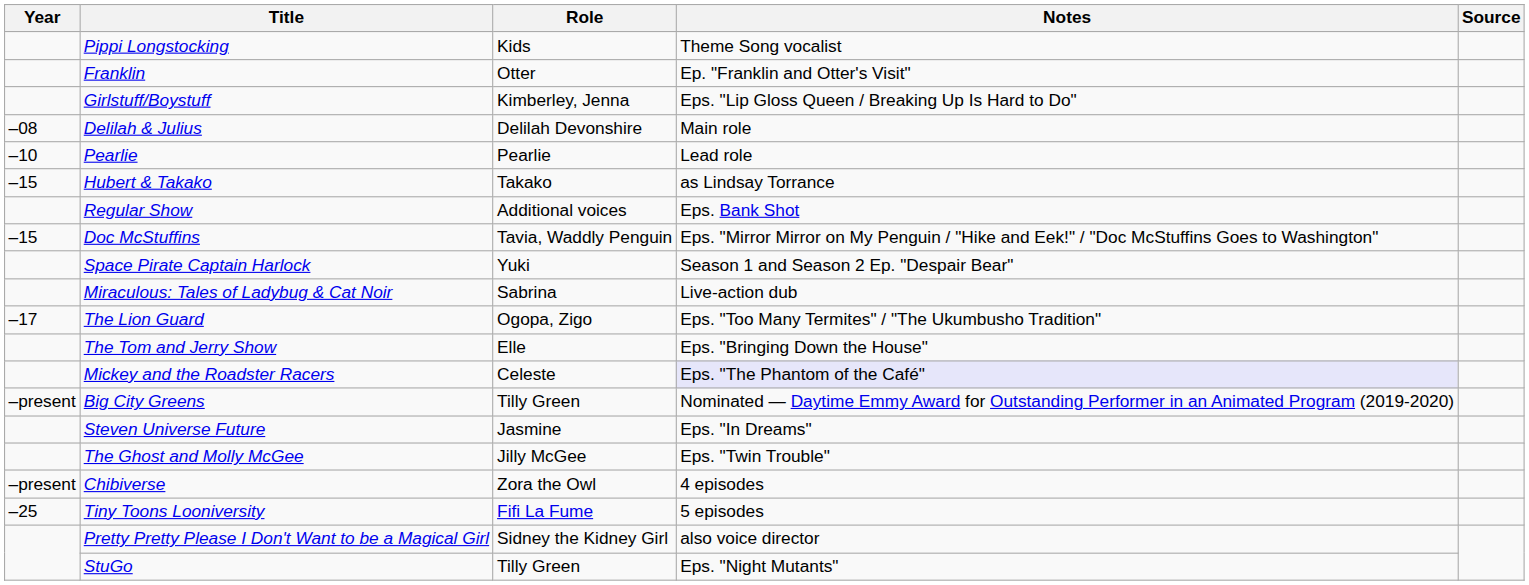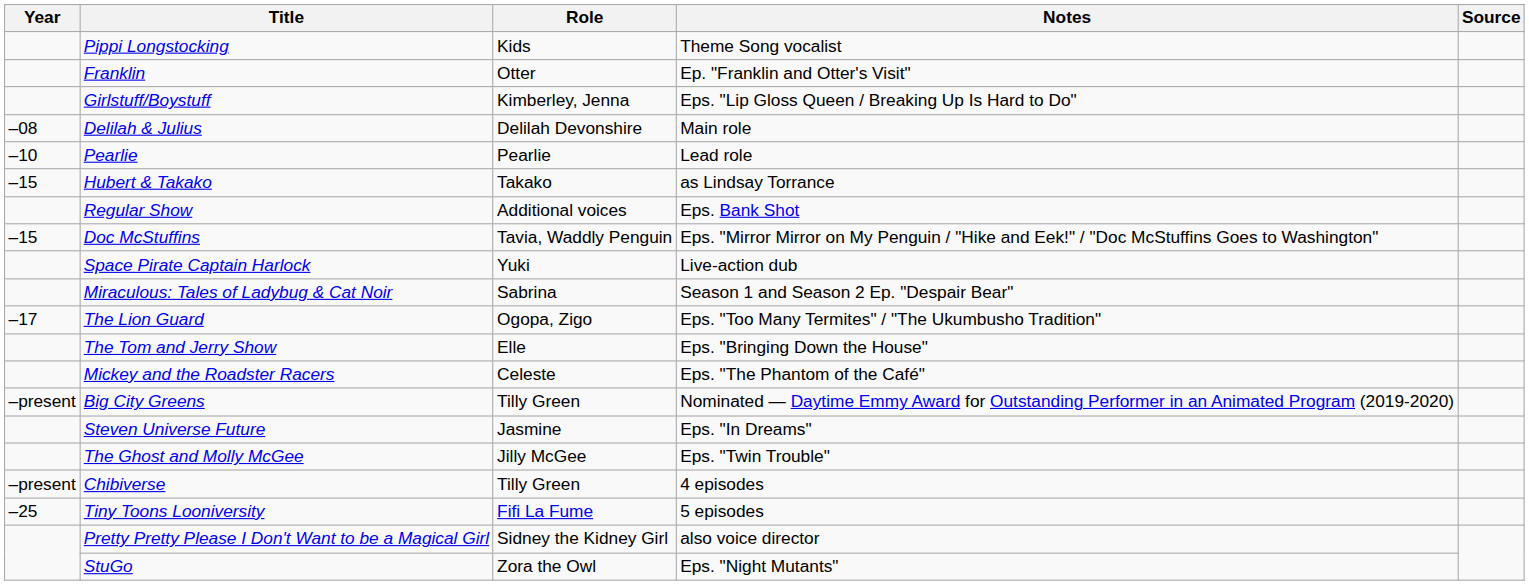(847, 264) Season 1 and Season 2 Ep. "Despair Bear" -> (739, 264) Live-action dub
(739, 292) Live-action dub -> (847, 292) Season 1 and Season 2 Ep. "Despair Bear"
(803, 374) lavender background -> (803, 374) no background
(547, 484) Zora the Owl -> (539, 484) Tilly Green
(539, 566) Tilly Green -> (547, 566) Zora the Owl
